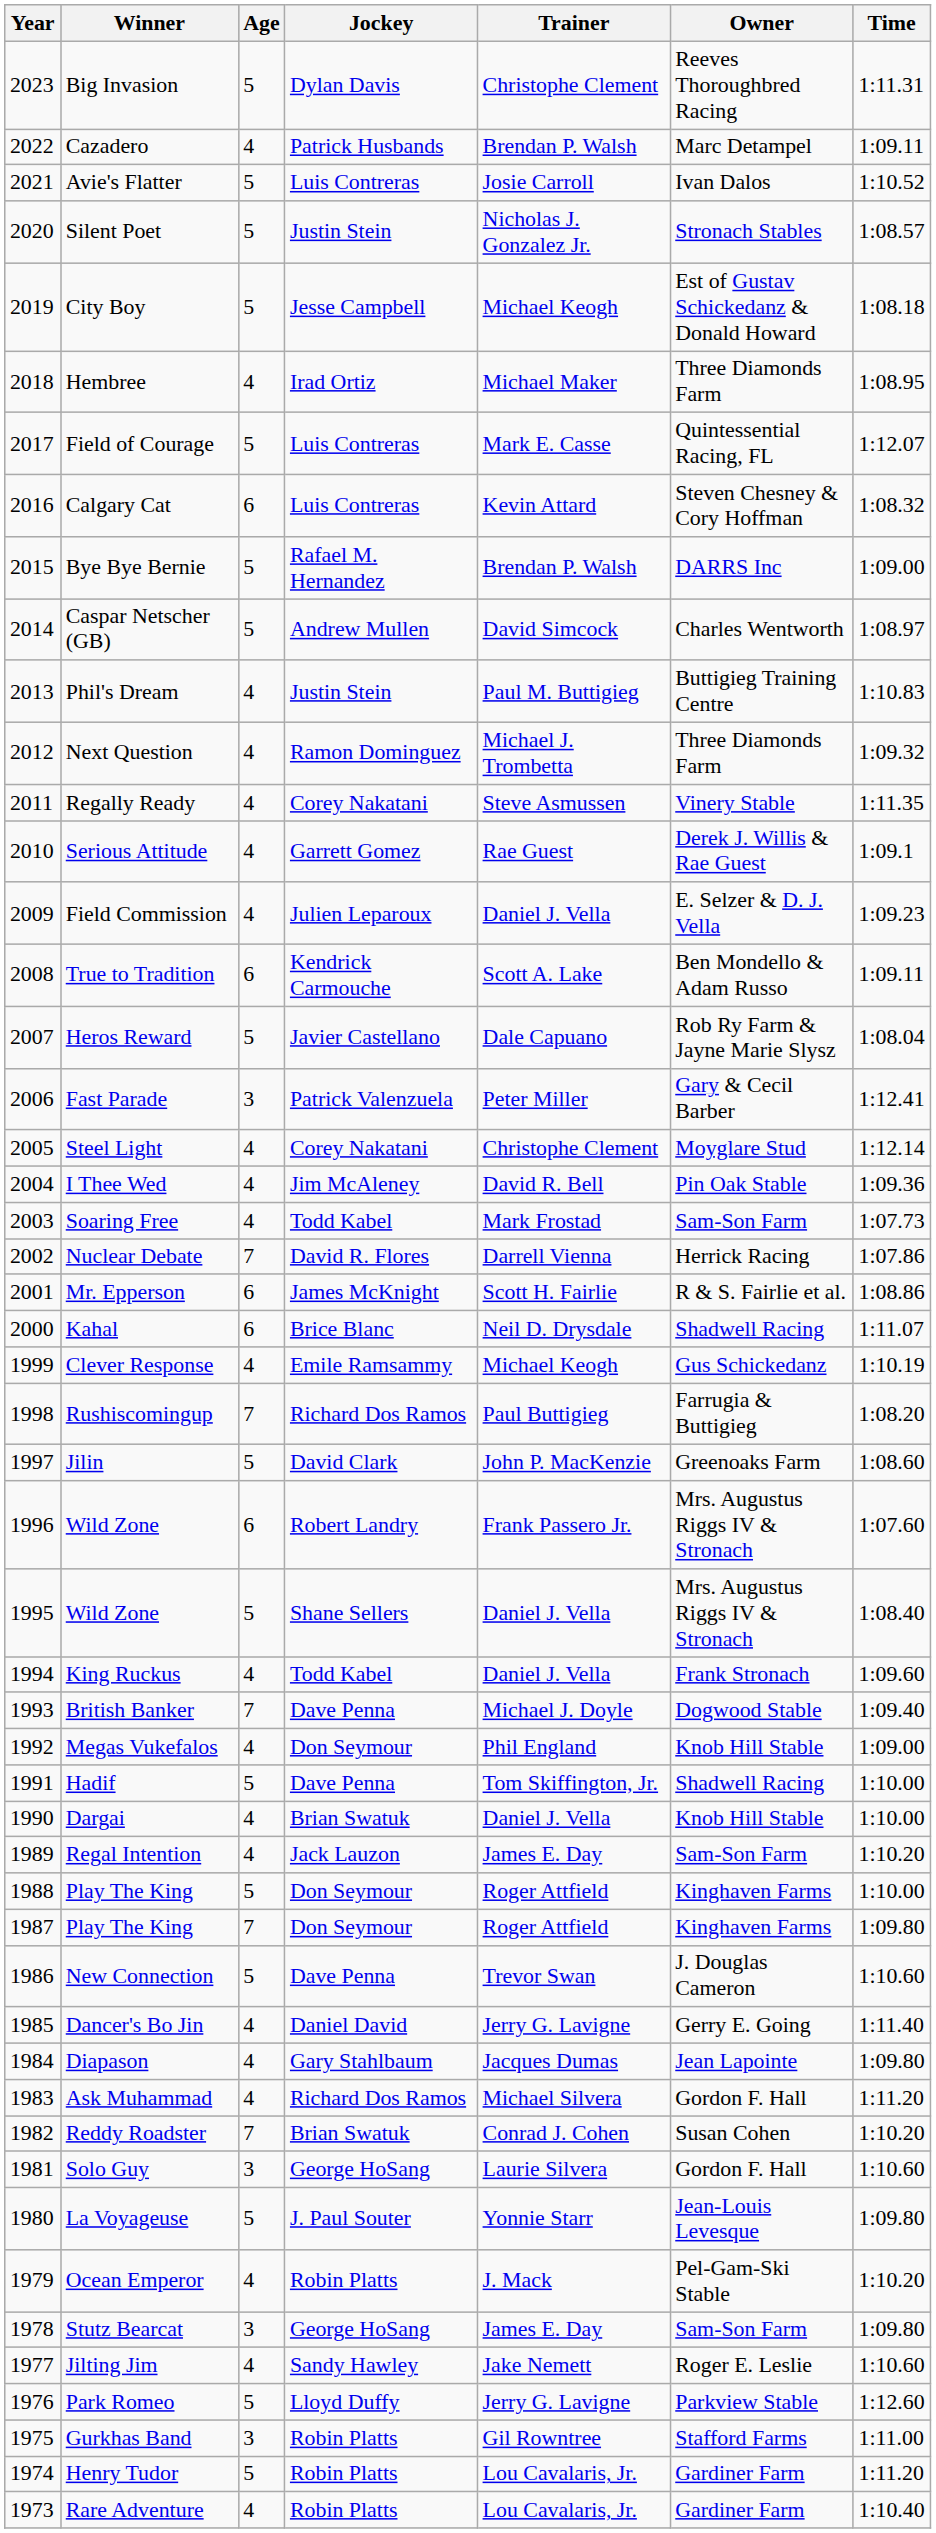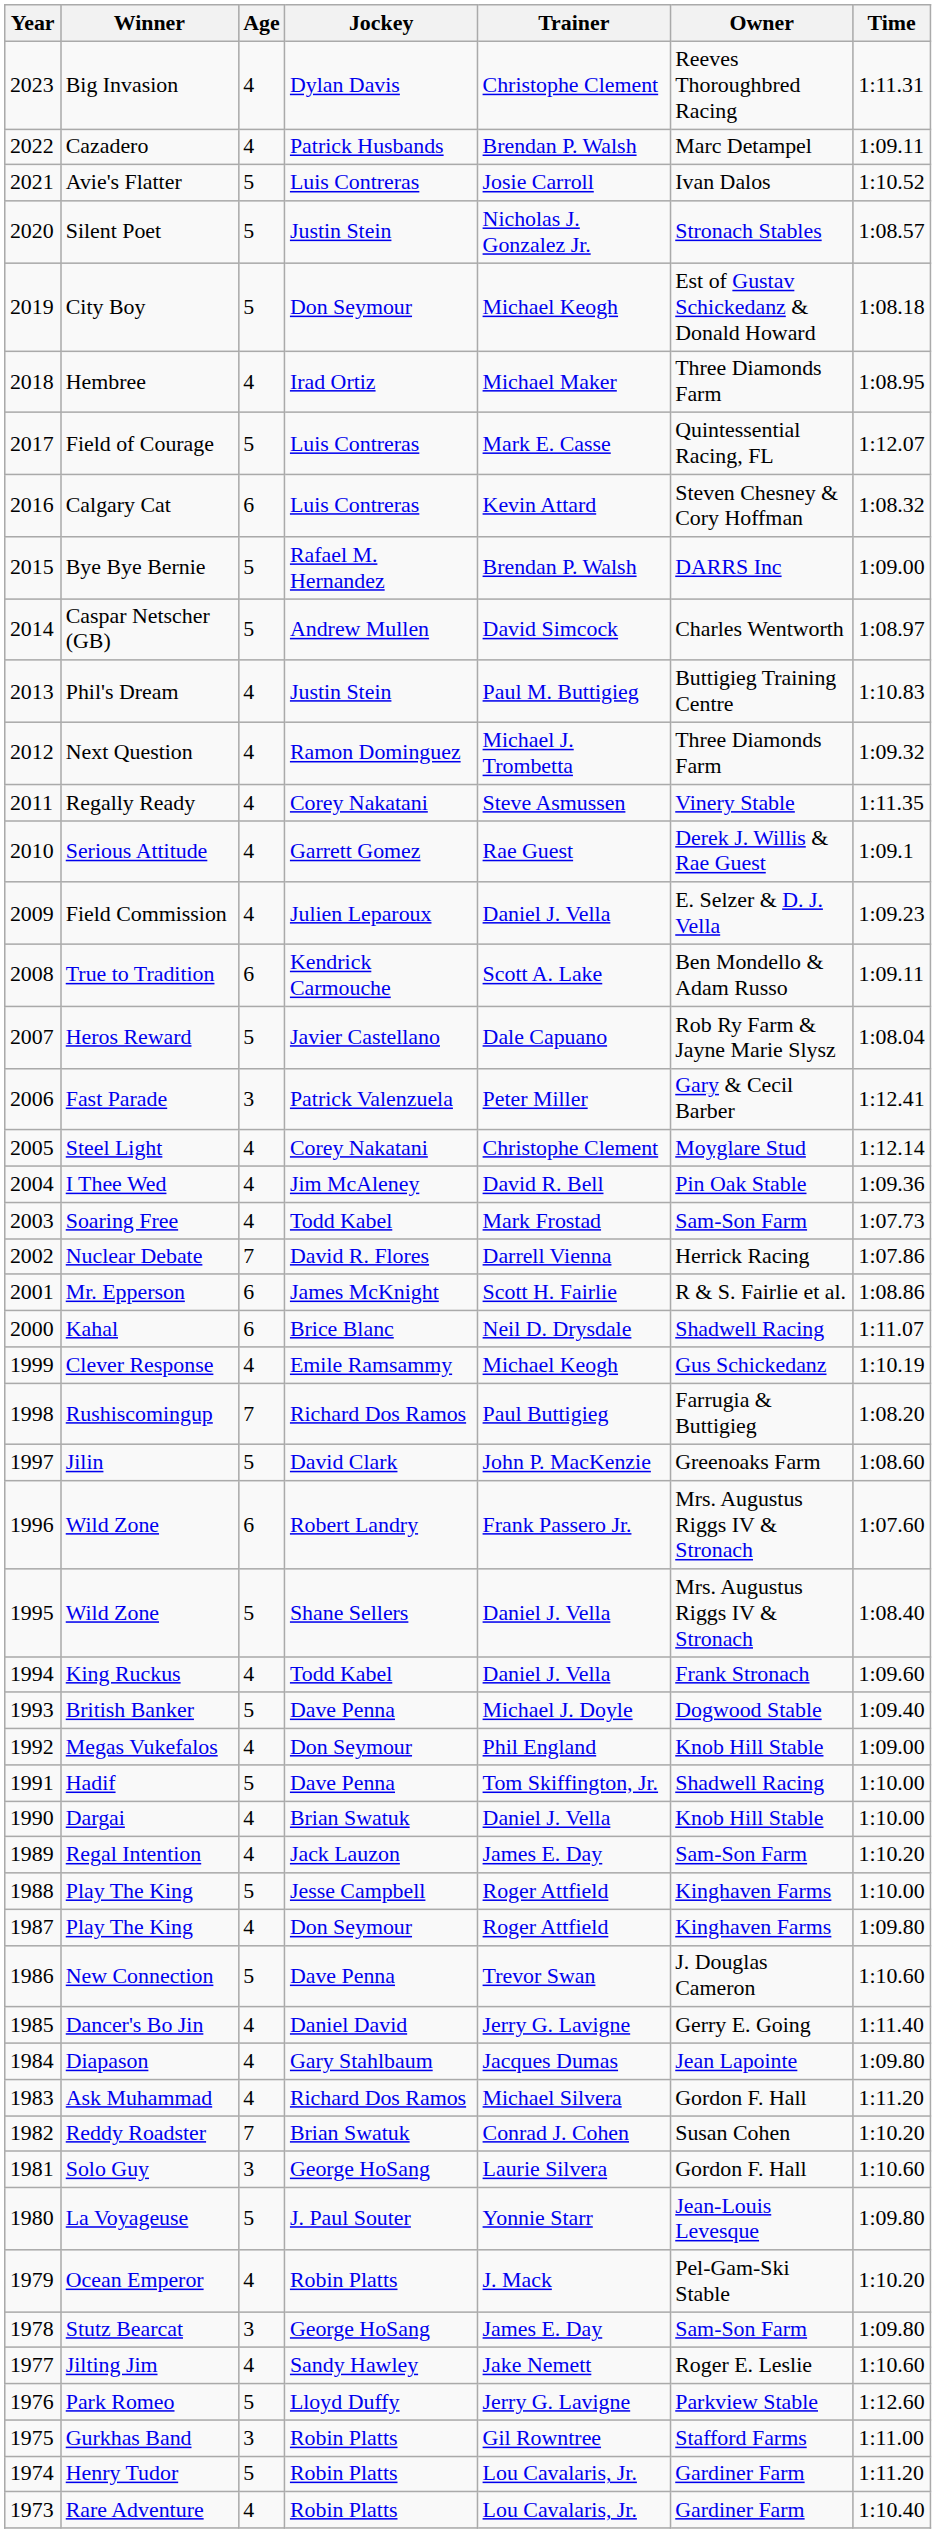(249, 84) 5 -> (249, 84) 4
(358, 306) Jesse Campbell -> (351, 306) Don Seymour
(249, 1710) 7 -> (249, 1710) 5
(351, 1891) Don Seymour -> (358, 1891) Jesse Campbell
(249, 1927) 7 -> (249, 1927) 4
